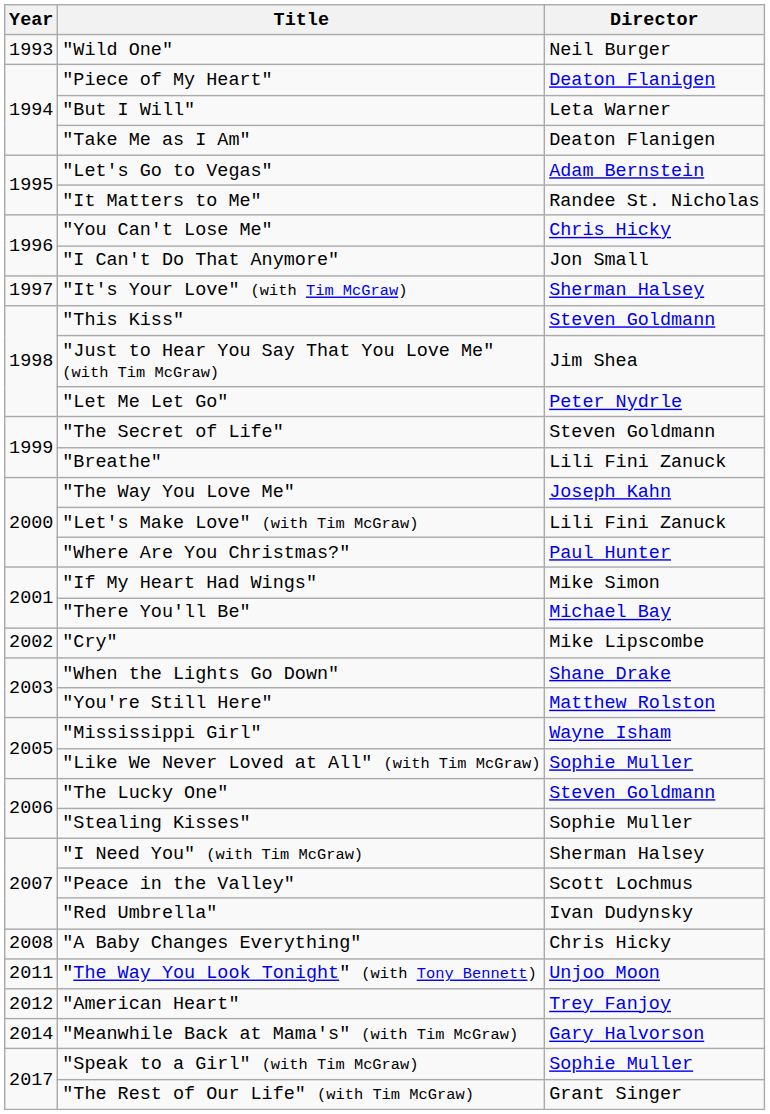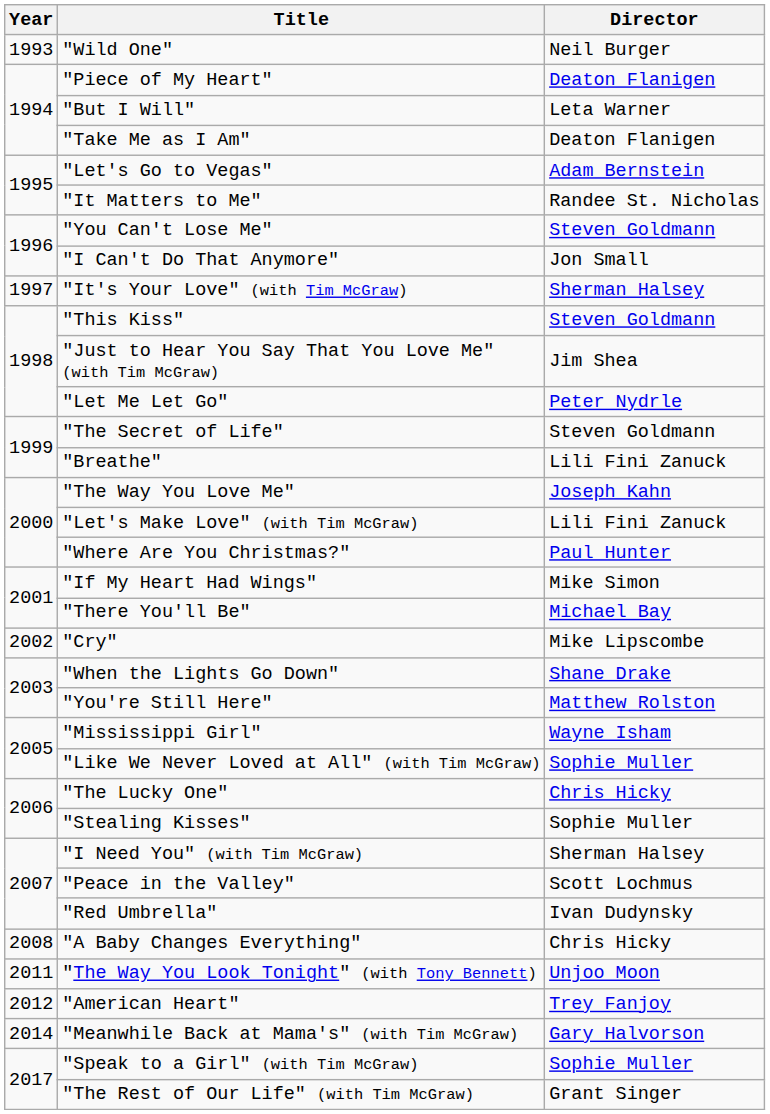(610, 230) Chris Hicky -> (632, 230) Steven Goldmann
(632, 793) Steven Goldmann -> (610, 793) Chris Hicky
